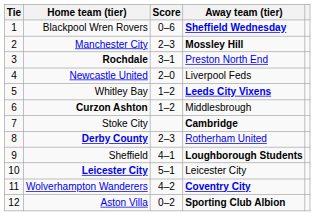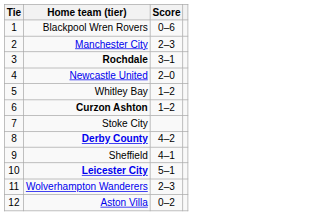- column: (244, 12)
(167, 139) 2–3 -> (167, 139) 4–2
(167, 186) 4–2 -> (167, 186) 2–3
